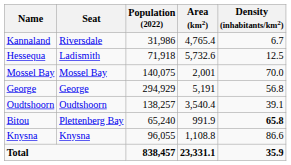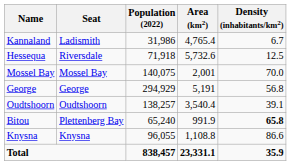(81, 40) Riversdale -> (80, 40) Ladismith
(80, 56) Ladismith -> (81, 56) Riversdale
